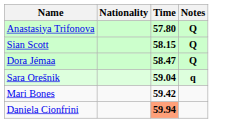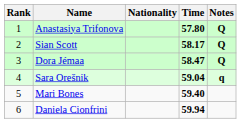+ column: (19, 12)
(164, 45) 58.15 -> (193, 45) 58.17
(164, 93) 59.42 -> (193, 93) 59.40
(164, 110) lightsalmon background -> (193, 110) no background
